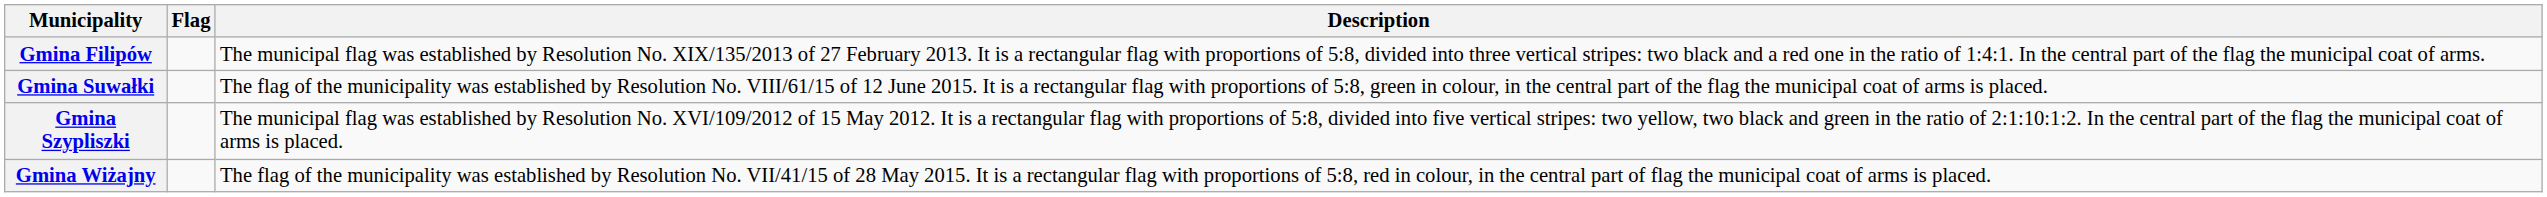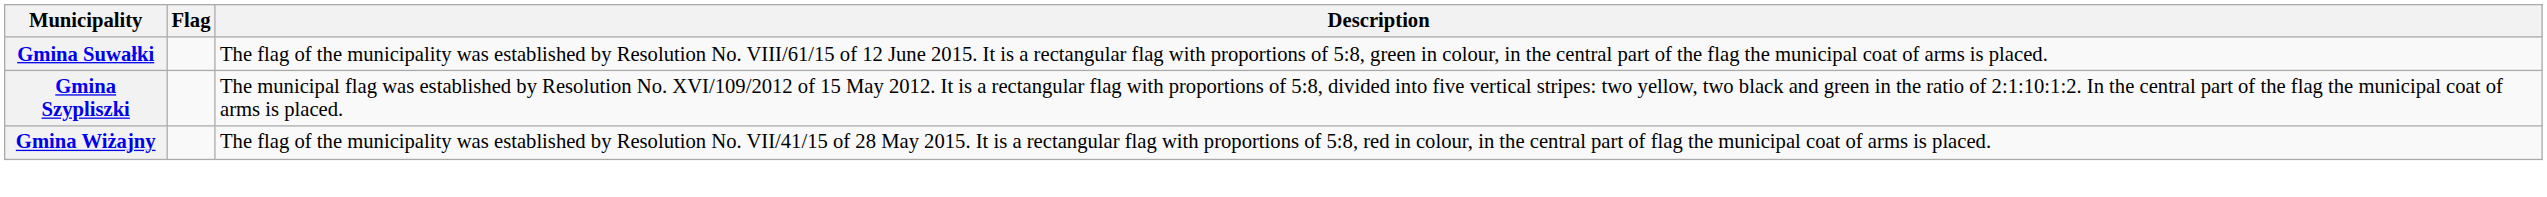- row: (86, 53)
